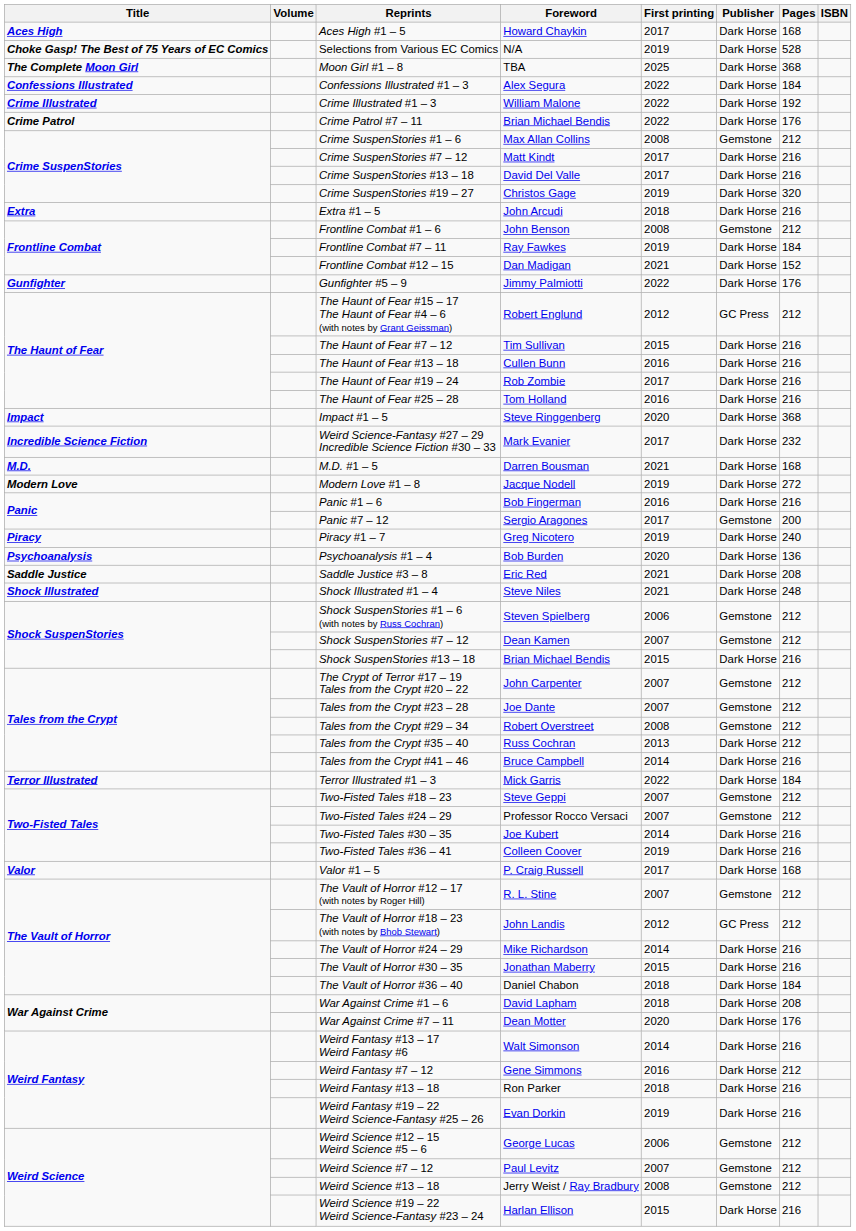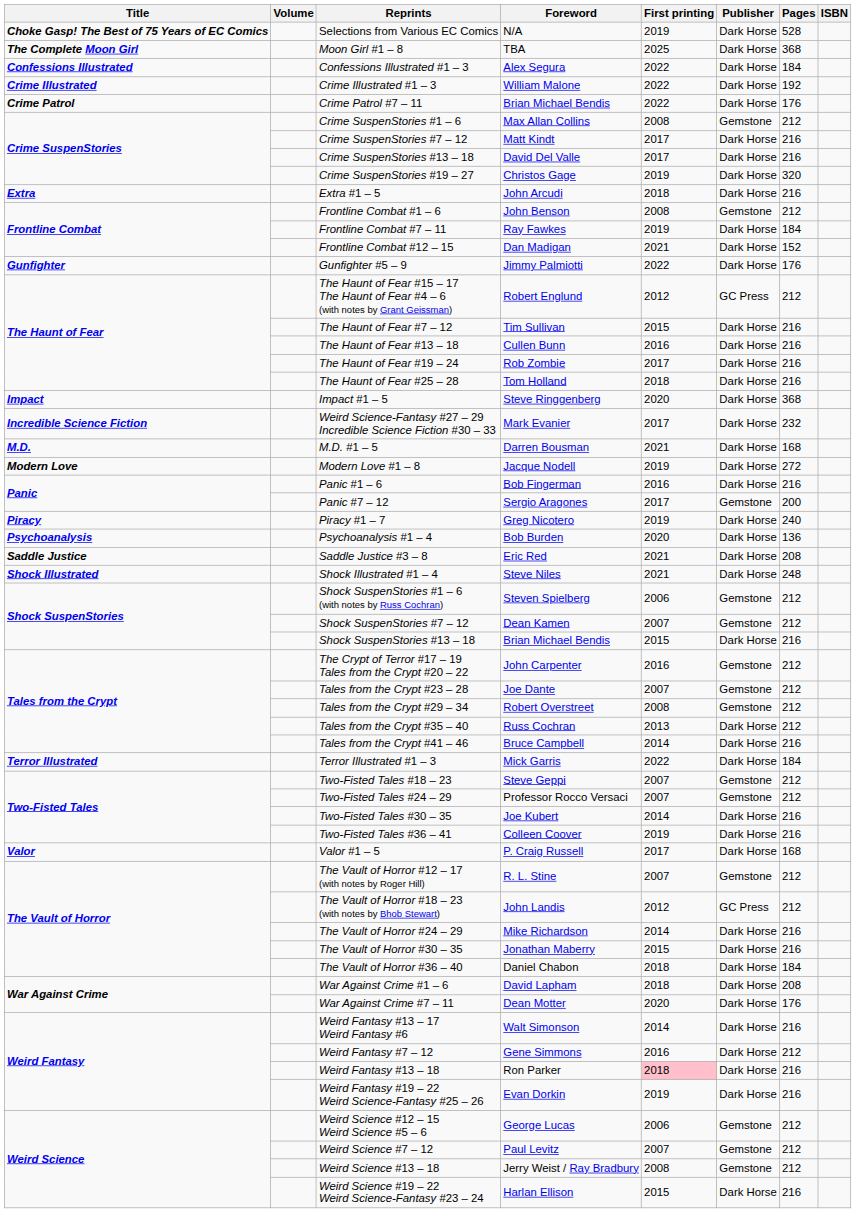- row: (362, 31)
(657, 399) 2016 -> (657, 381) 2018
(657, 683) 2007 -> (657, 665) 2016
(657, 1088) no background -> (657, 1070) pink background
